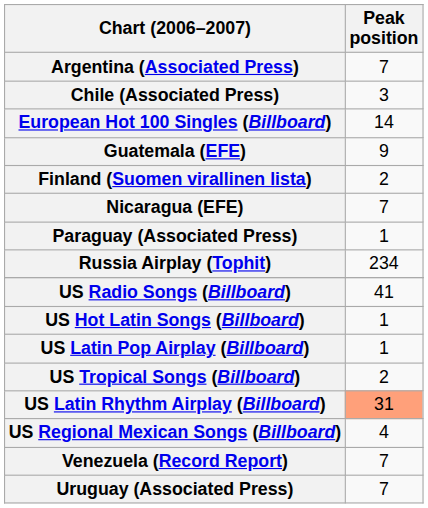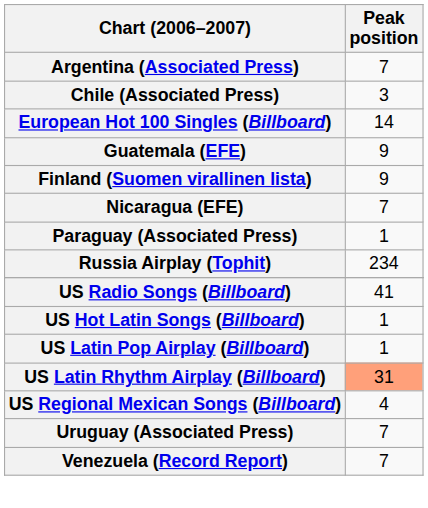(384, 179) 2 -> (384, 179) 9
- row: (175, 376)
rows swapped: (175, 489) <-> (175, 461)
